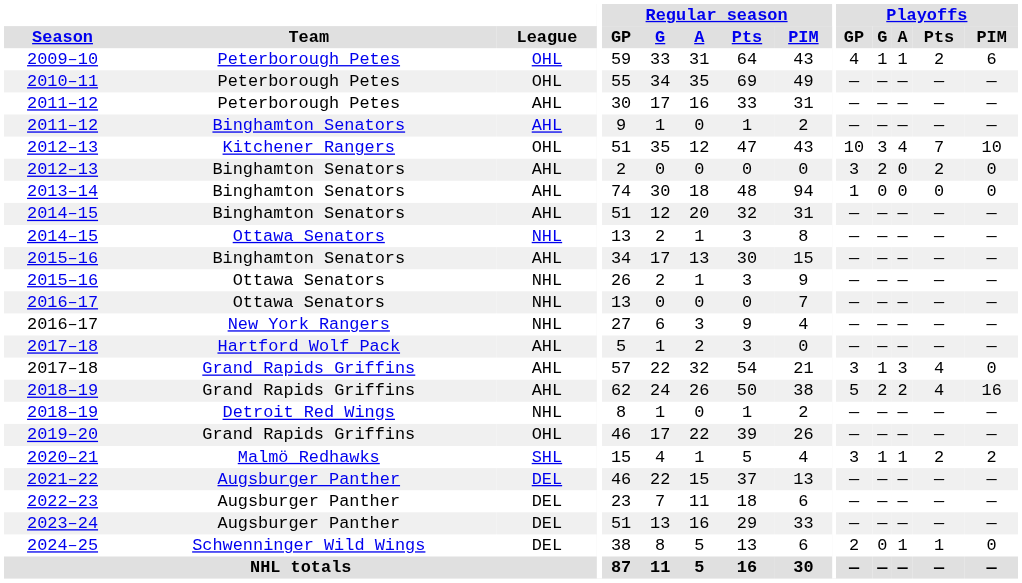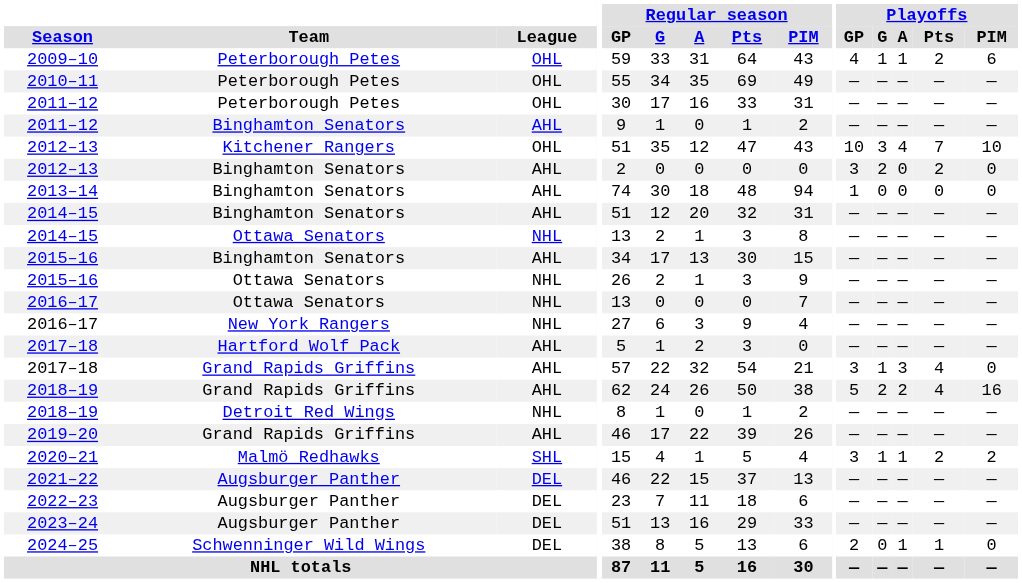(547, 103) AHL -> (547, 103) OHL
(547, 435) OHL -> (547, 435) AHL
